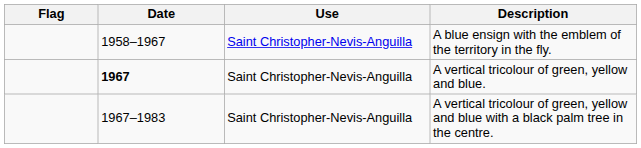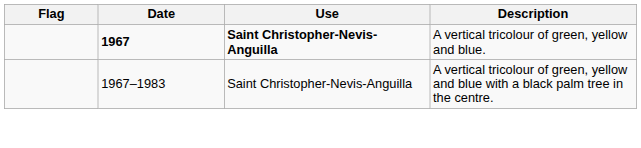- row: (527, 42)
(320, 76) normal -> (302, 42) bold
